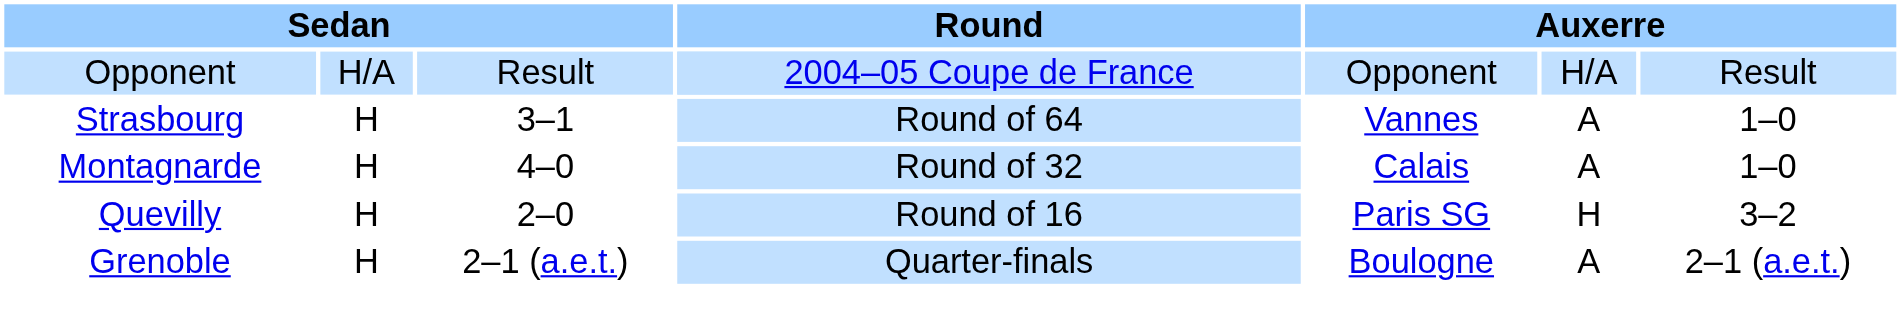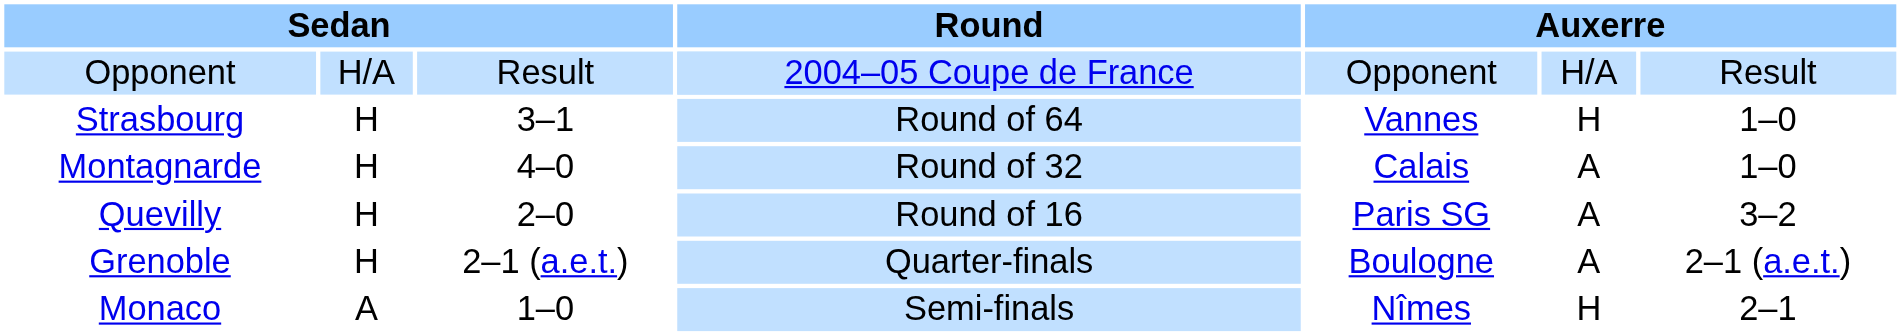(1589, 119) A -> (1589, 119) H
(1589, 214) H -> (1589, 214) A
+ row: (160, 309)
